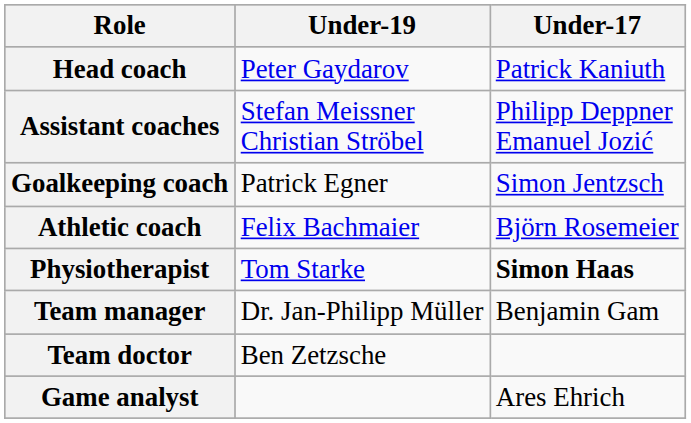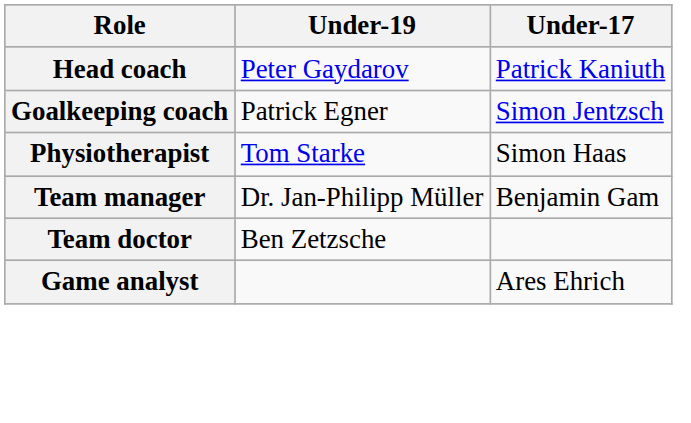- row: (120, 126)
- row: (120, 226)
(565, 269) bold -> (561, 153) normal
